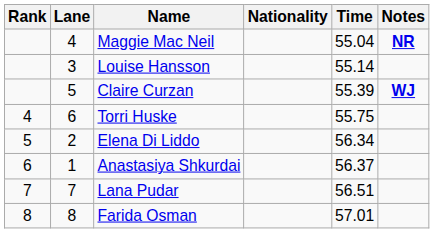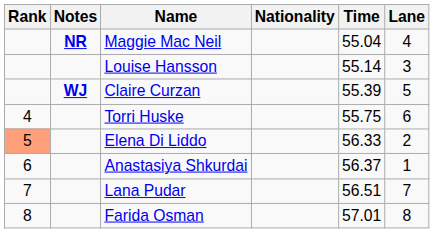columns swapped: (72, 16) <-> (403, 16)
(27, 141) no background -> (27, 141) lightsalmon background
(355, 141) 56.34 -> (362, 141) 56.33
